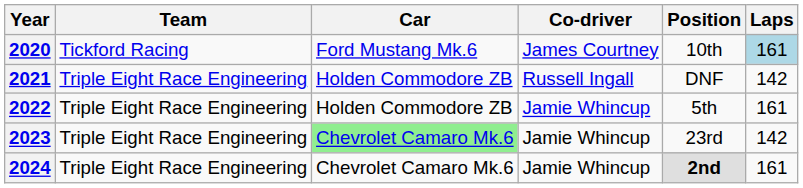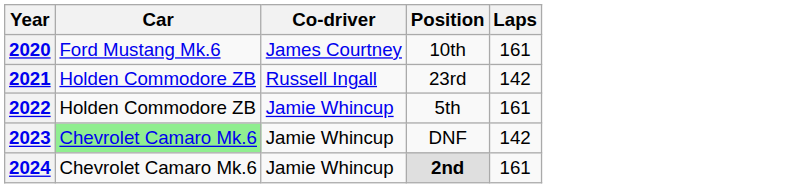- column: (183, 20)
(772, 49) lightblue background -> (515, 49) no background
(704, 79) DNF -> (448, 79) 23rd
(704, 138) 23rd -> (448, 138) DNF
